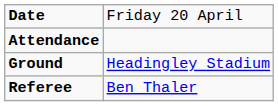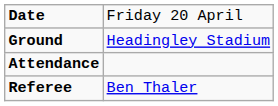rows swapped: (36, 64) <-> (54, 41)
